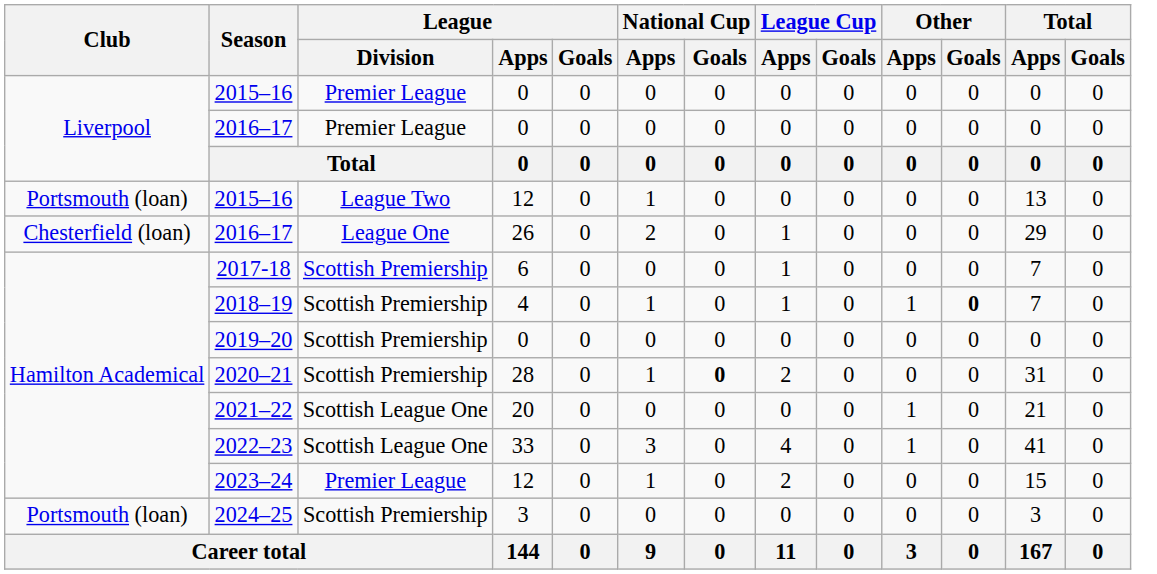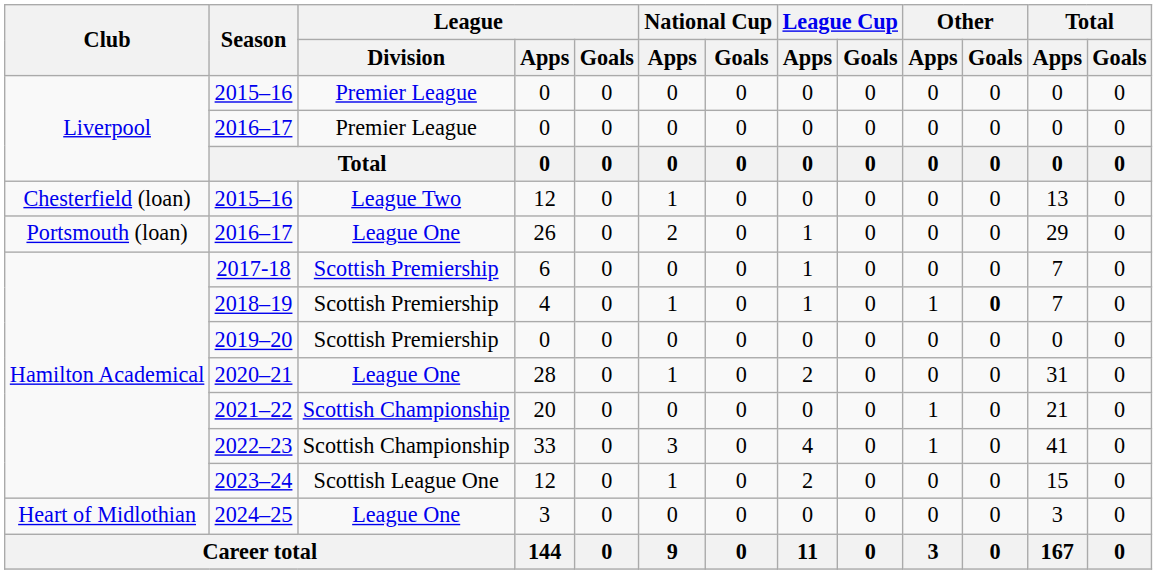(107, 198) Portsmouth (loan) -> (107, 198) Chesterfield (loan)
(107, 233) Chesterfield (loan) -> (107, 233) Portsmouth (loan)
(395, 374) Scottish Premiership -> (406, 374) League One
(720, 374) bold -> (741, 374) normal
(395, 410) Scottish League One -> (406, 410) Scottish Championship
(395, 445) Scottish League One -> (406, 445) Scottish Championship
(395, 480) Premier League -> (406, 480) Scottish League One
(107, 515) Portsmouth (loan) -> (107, 515) Heart of Midlothian
(395, 515) Scottish Premiership -> (406, 515) League One
